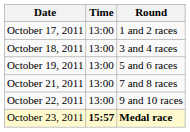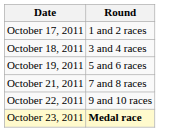- column: (101, 13)
